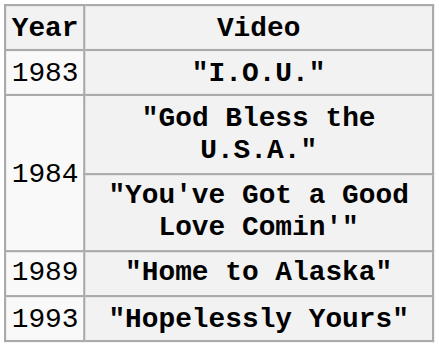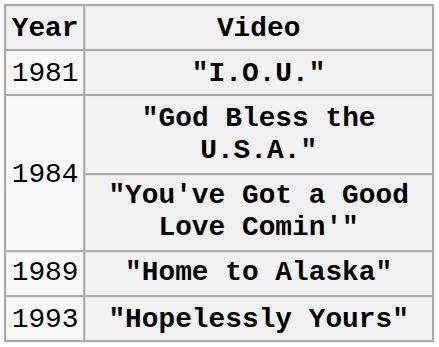(45, 73) 1983 -> (45, 73) 1981
